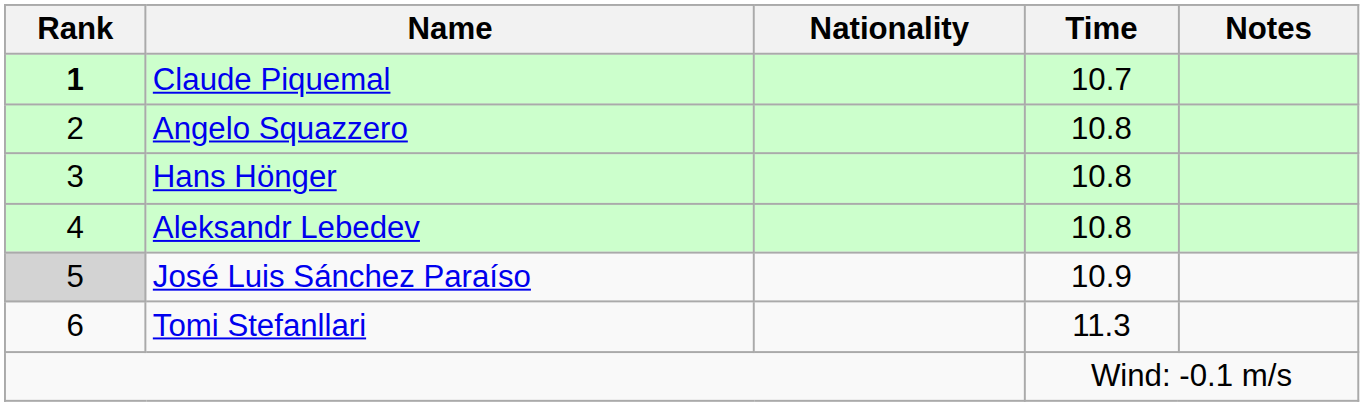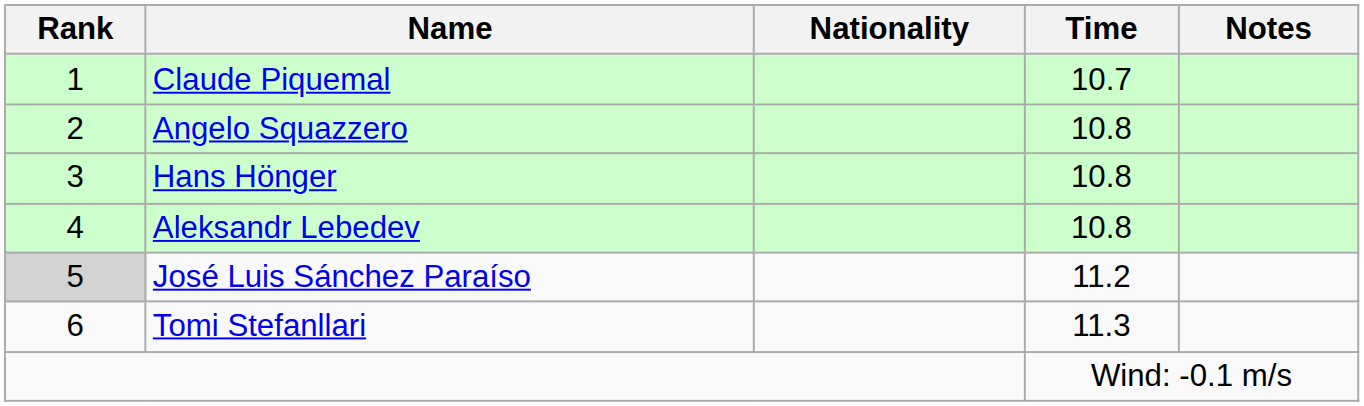(75, 78) bold -> (75, 78) normal
(1101, 276) 10.9 -> (1101, 276) 11.2
